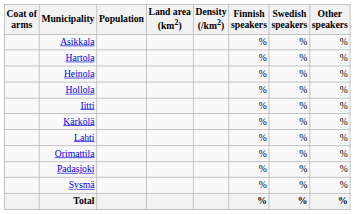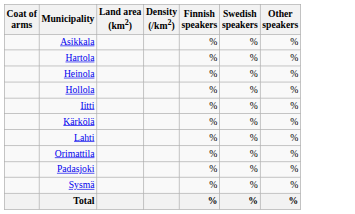- column: (121, 19)
